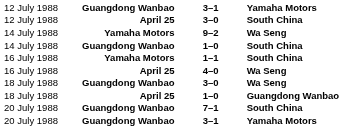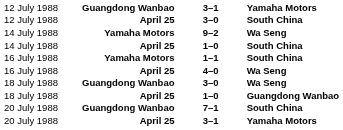(128, 45) Guangdong Wanbao -> (157, 45) April 25
(128, 120) Guangdong Wanbao -> (157, 120) April 25
